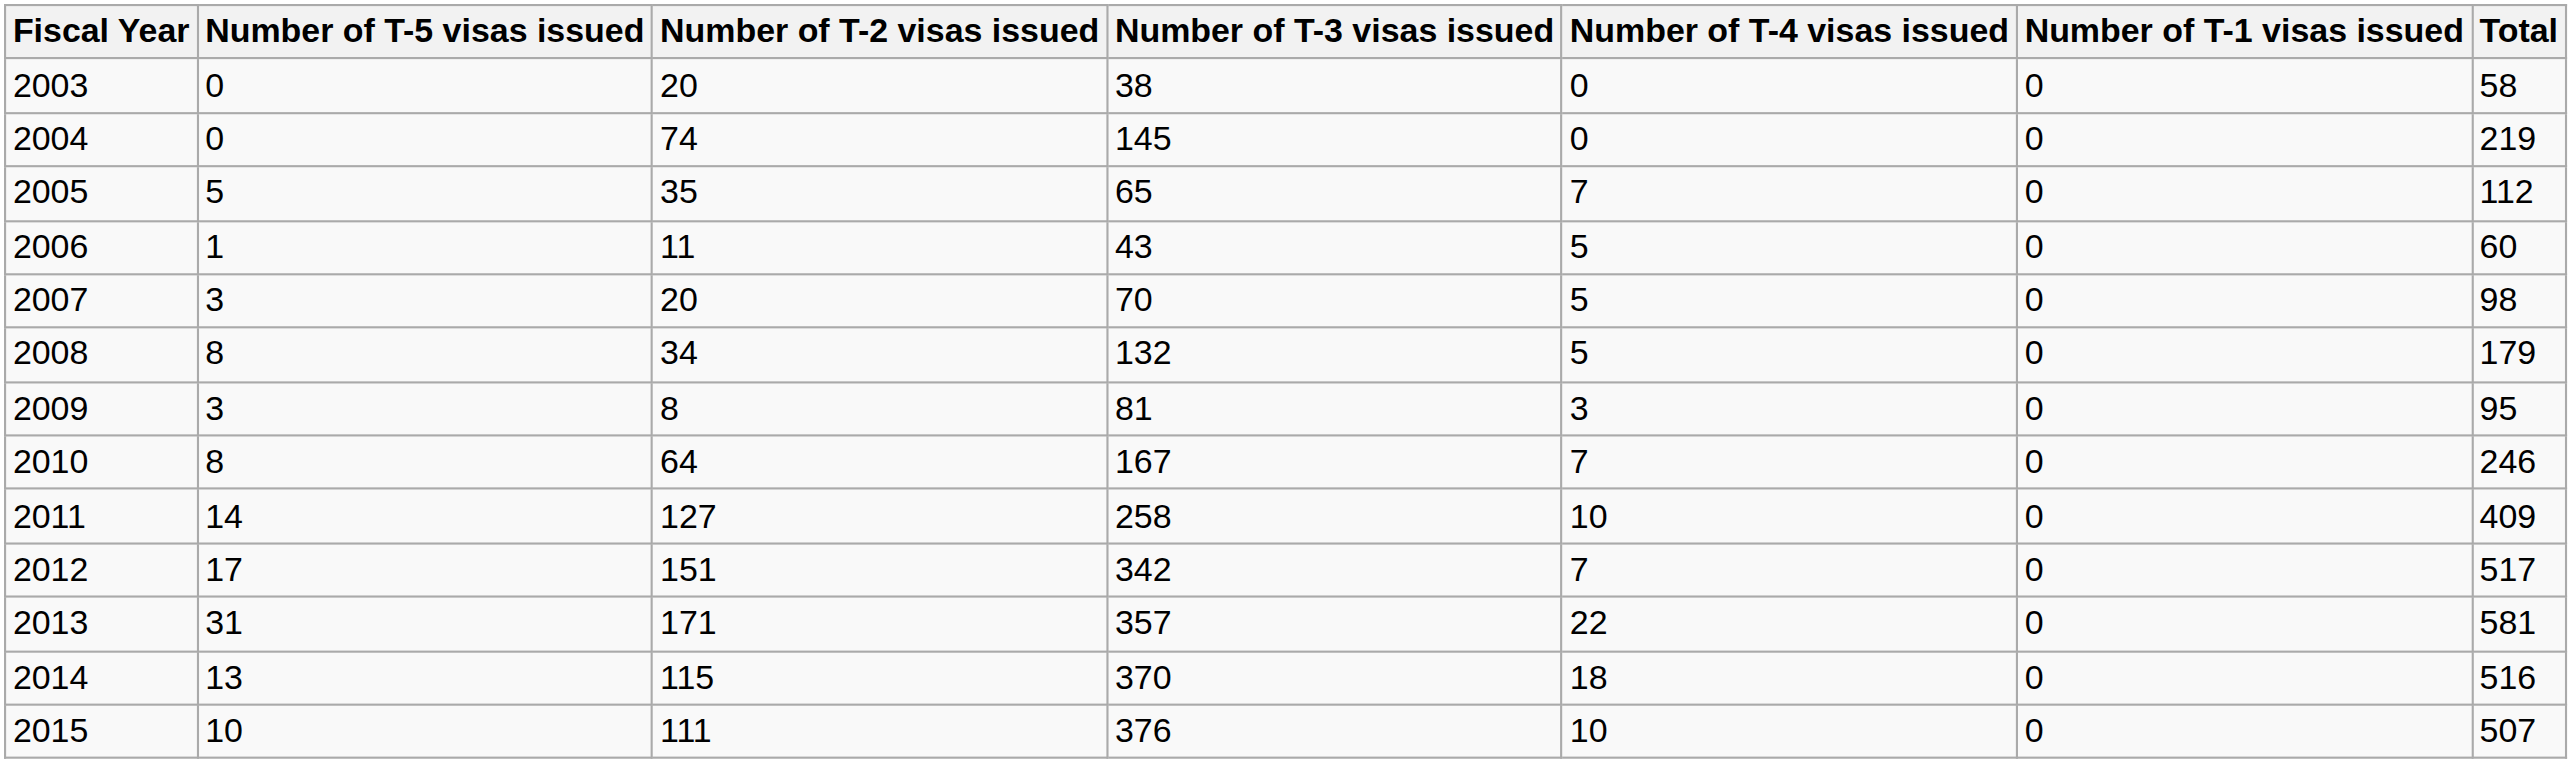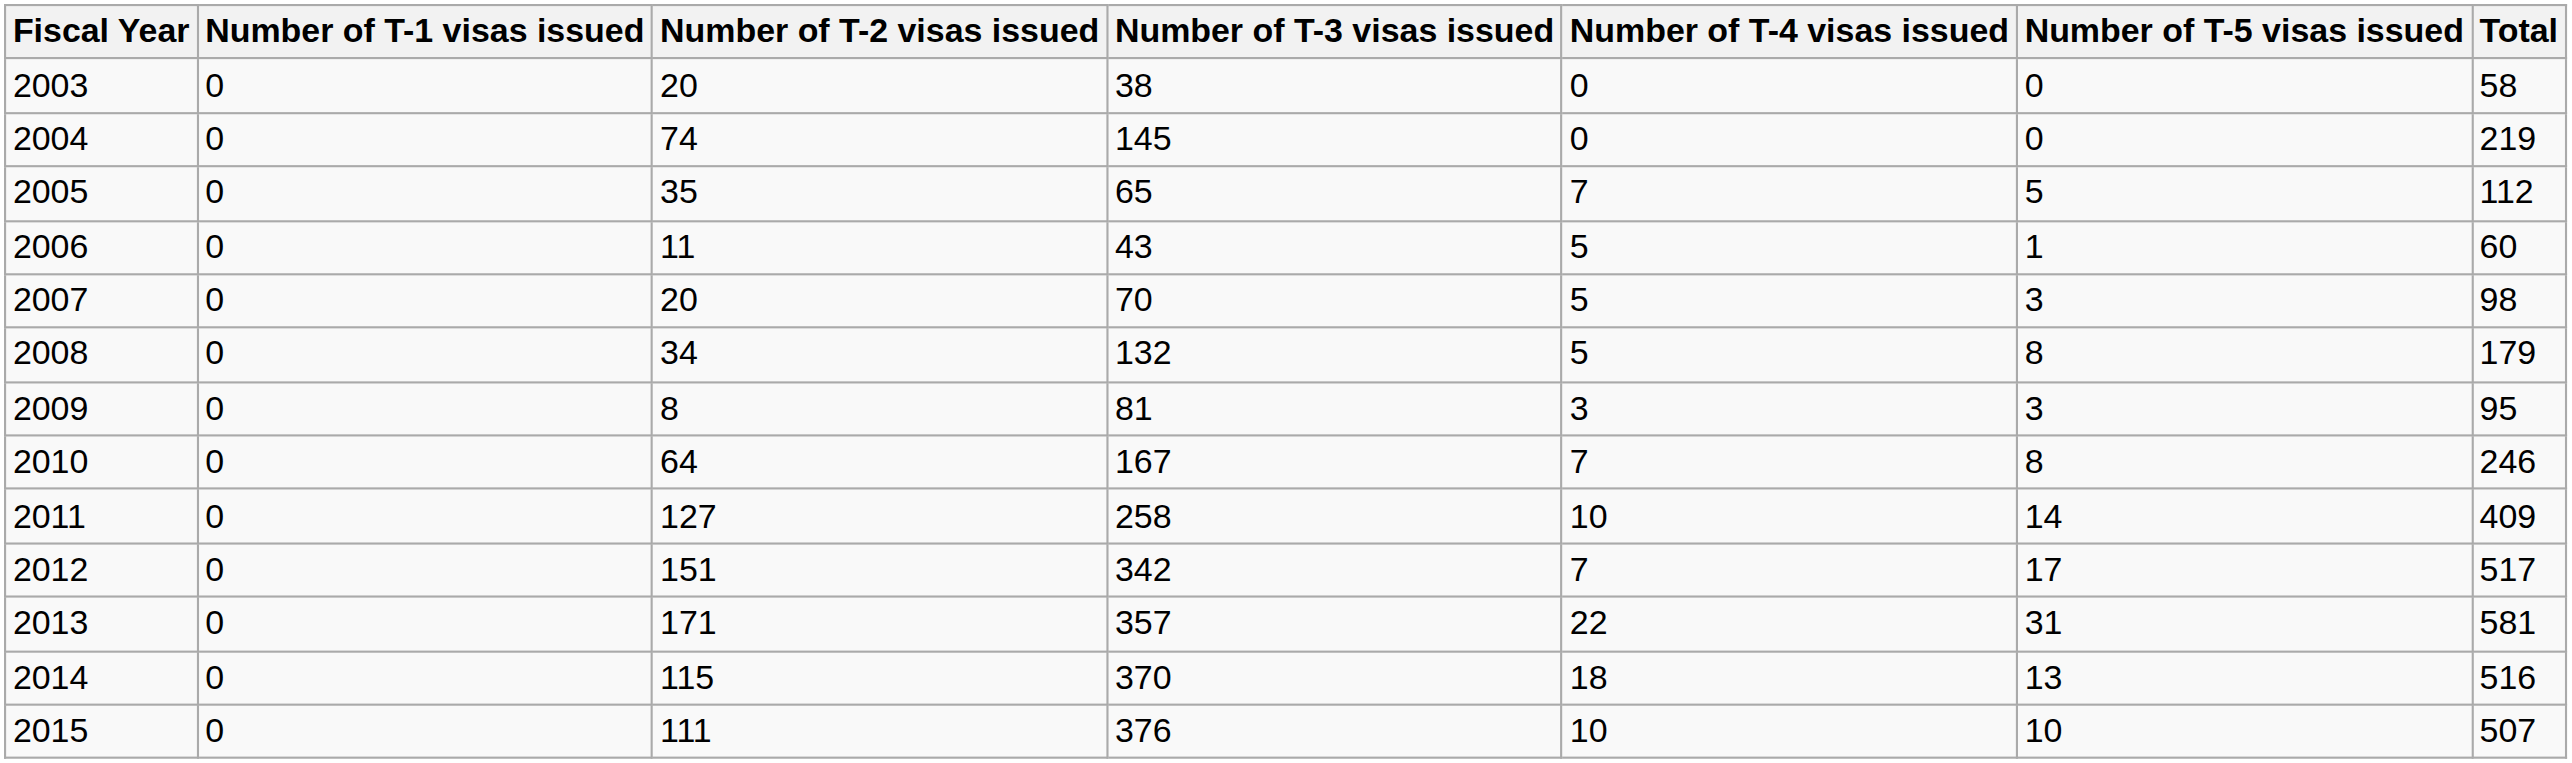columns swapped: (2244, 31) <-> (425, 31)
